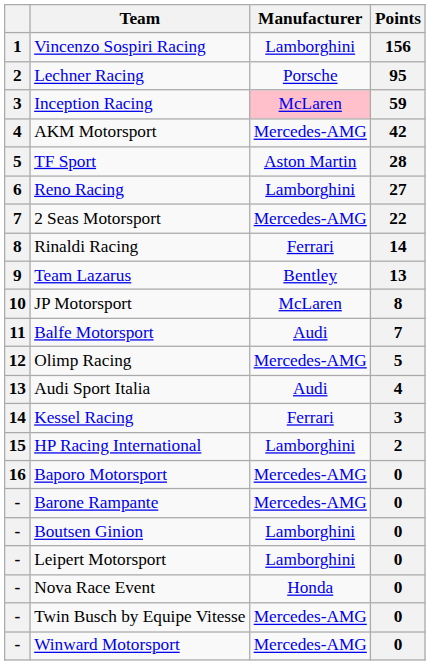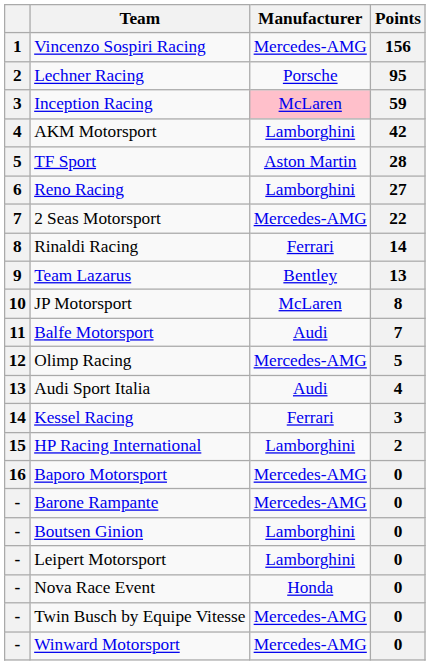(310, 46) Lamborghini -> (310, 46) Mercedes-AMG
(310, 132) Mercedes-AMG -> (310, 132) Lamborghini
